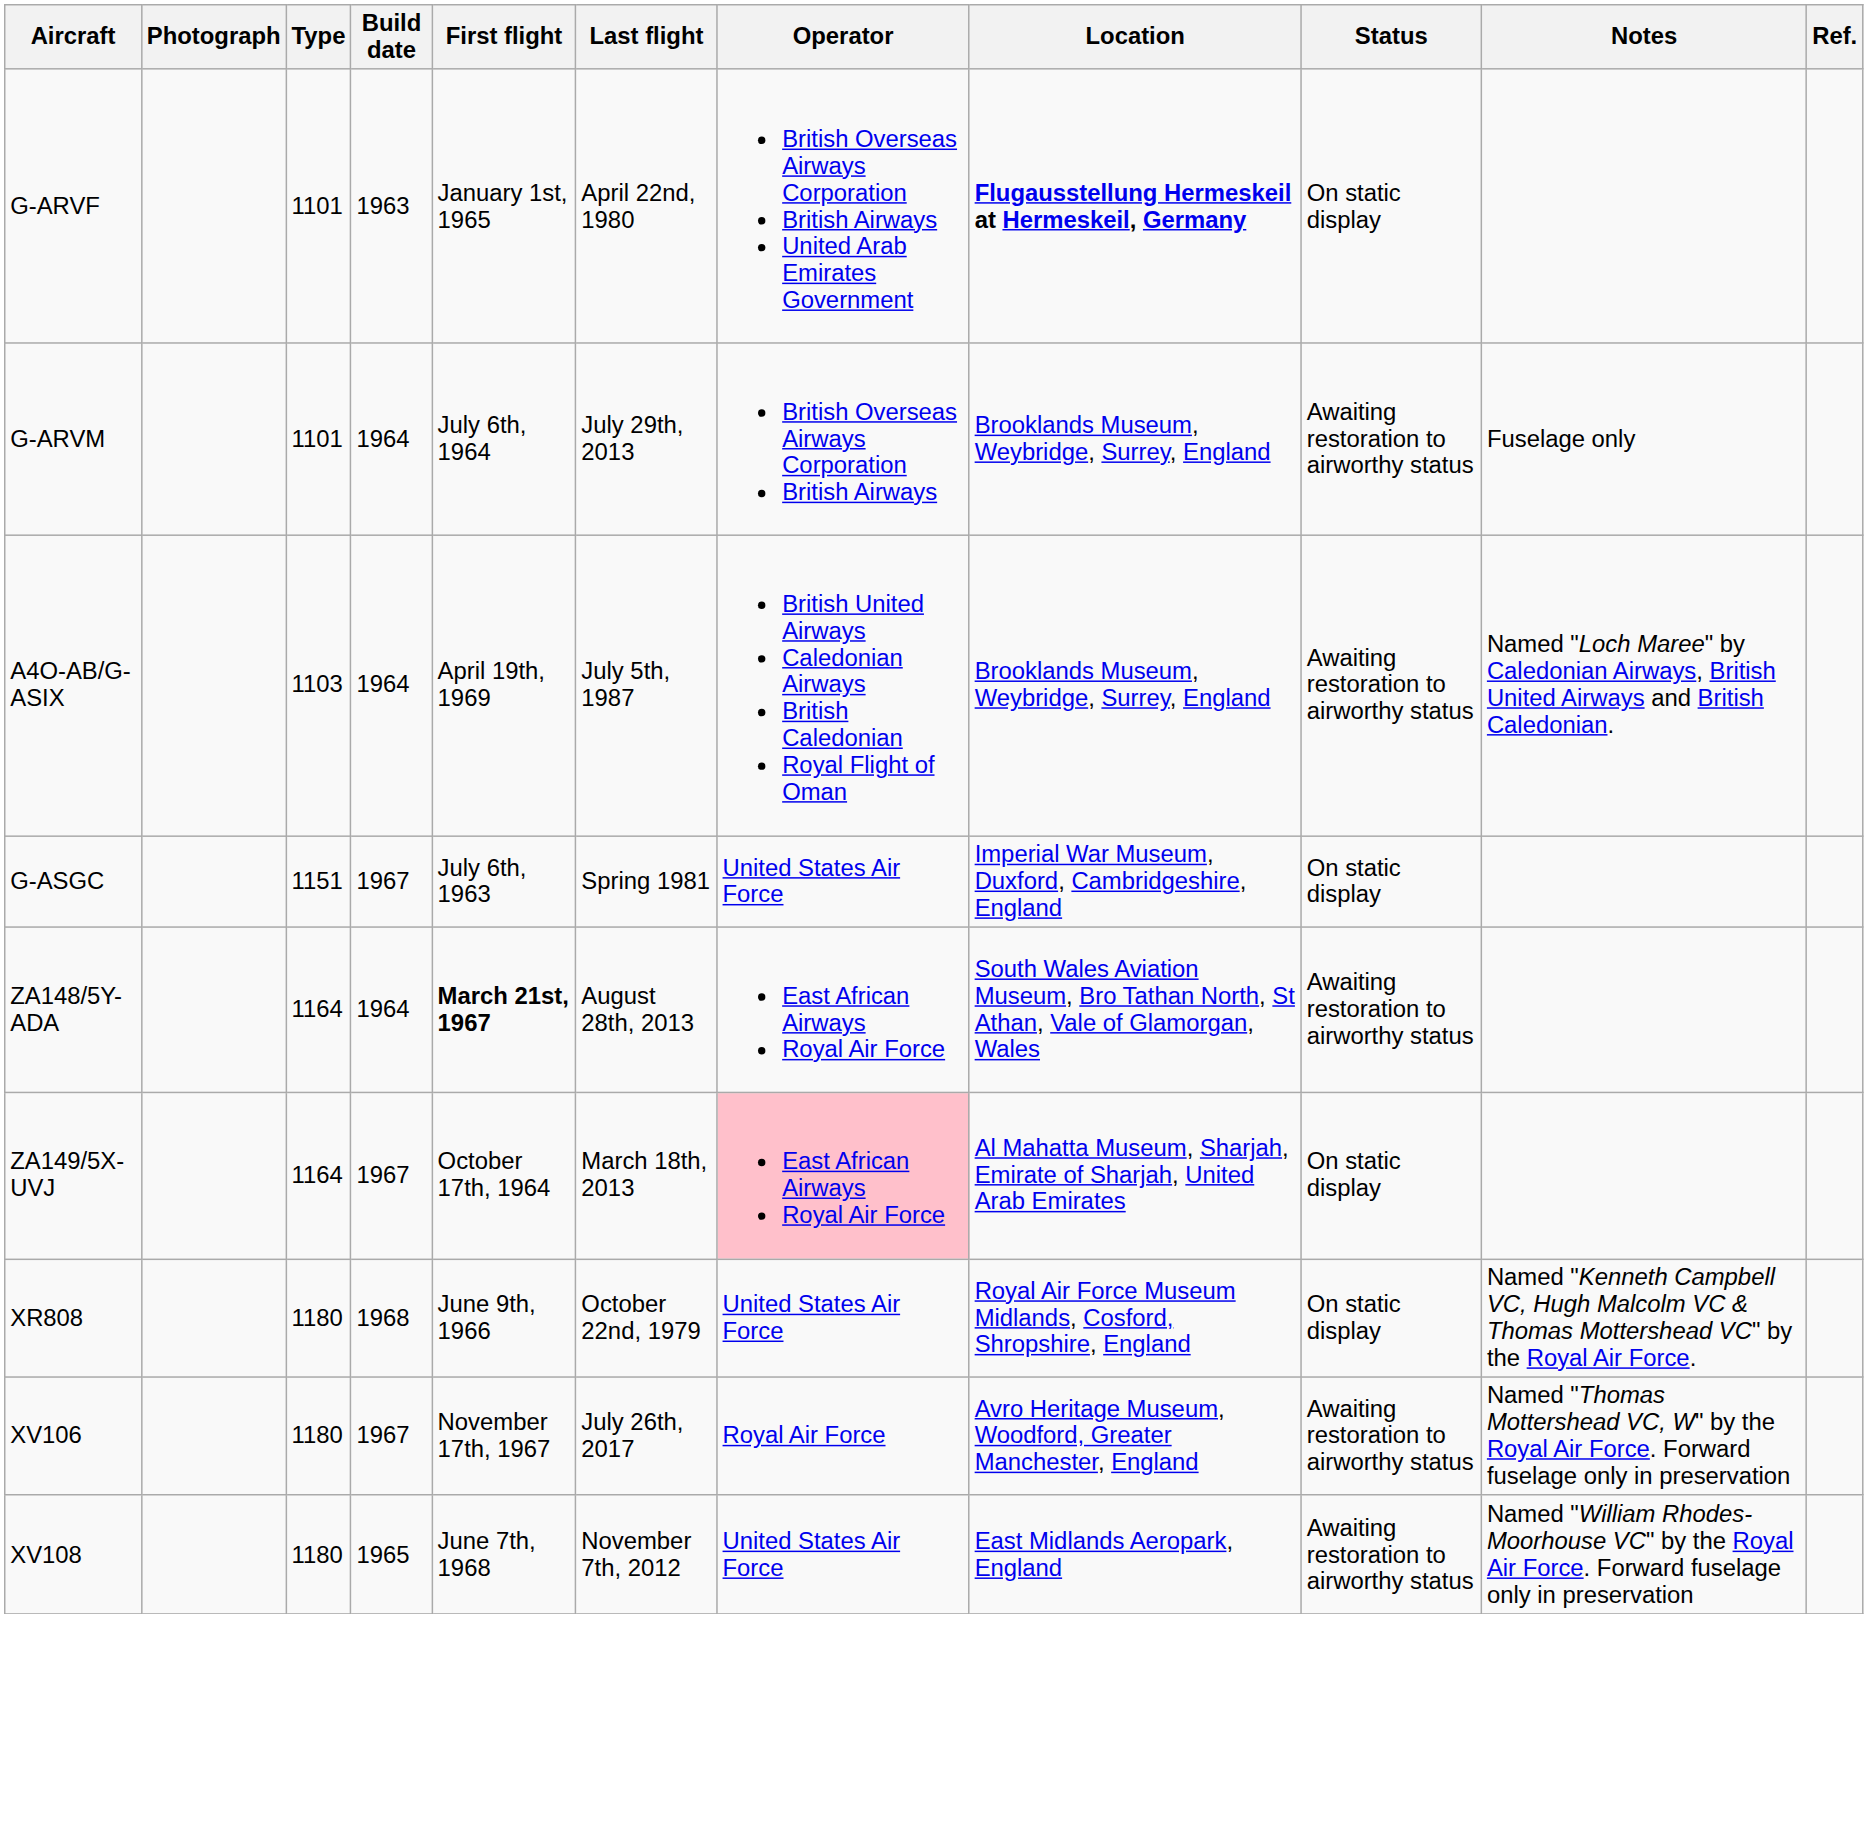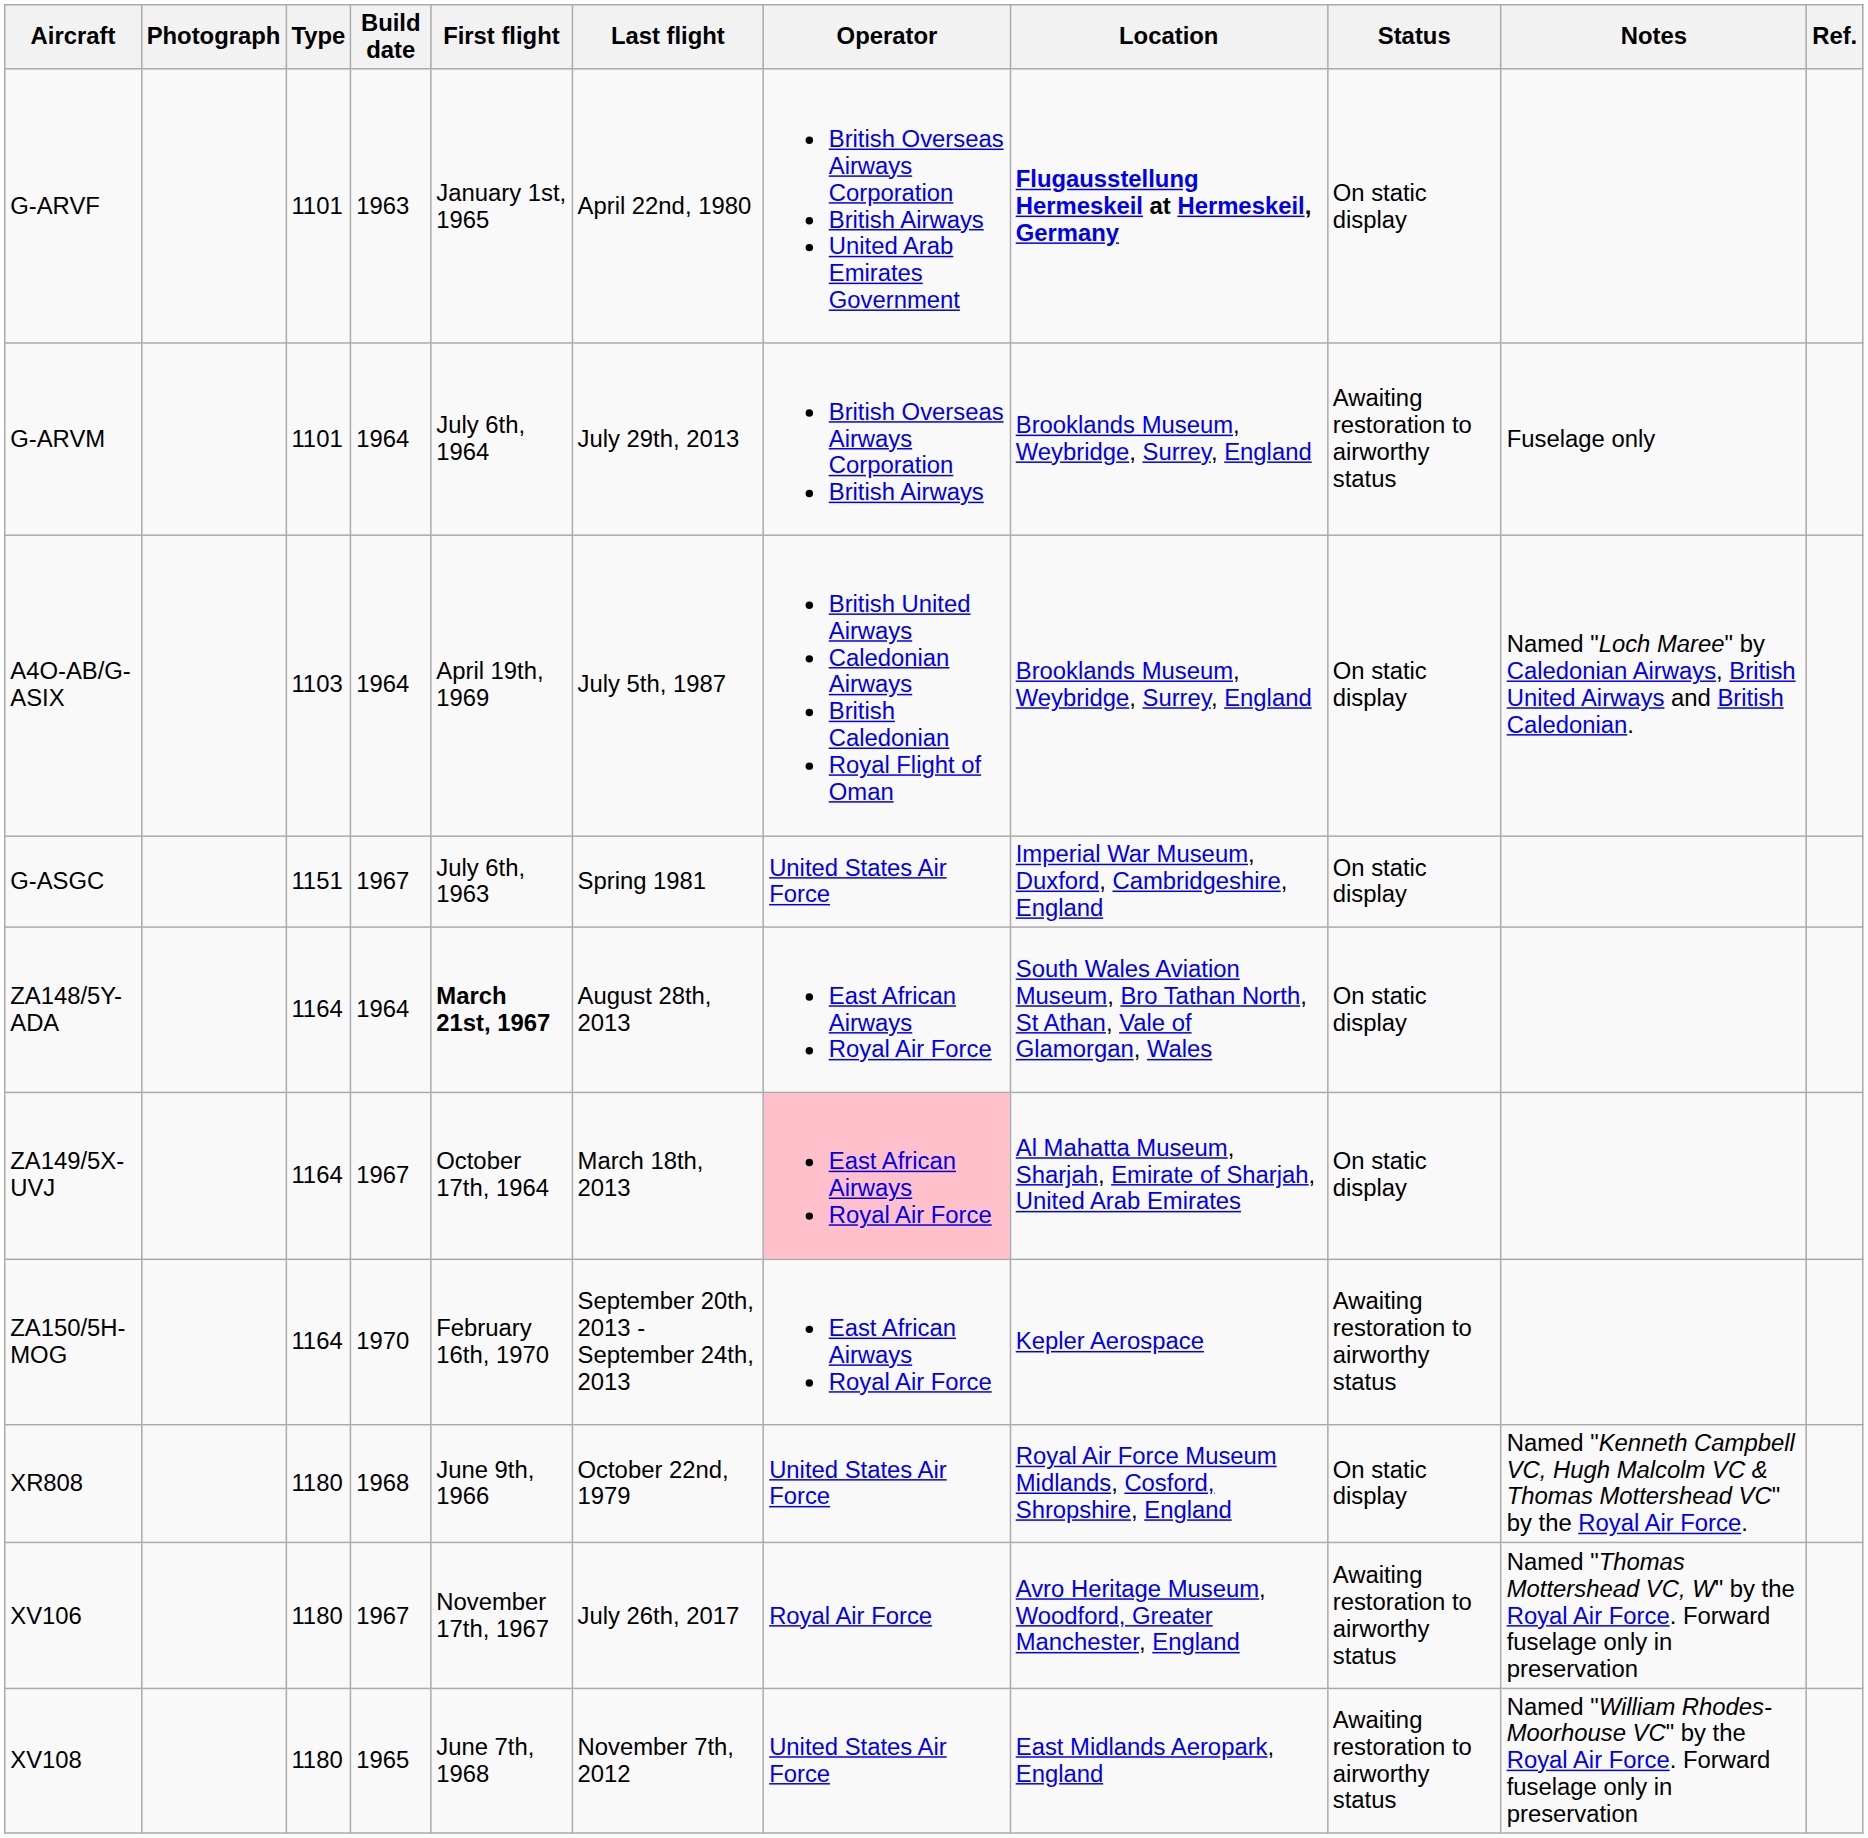(1390, 685) Awaiting restoration to airworthy status -> (1380, 685) On static display
(1390, 1009) Awaiting restoration to airworthy status -> (1380, 1009) On static display
+ row: (68, 1341)
